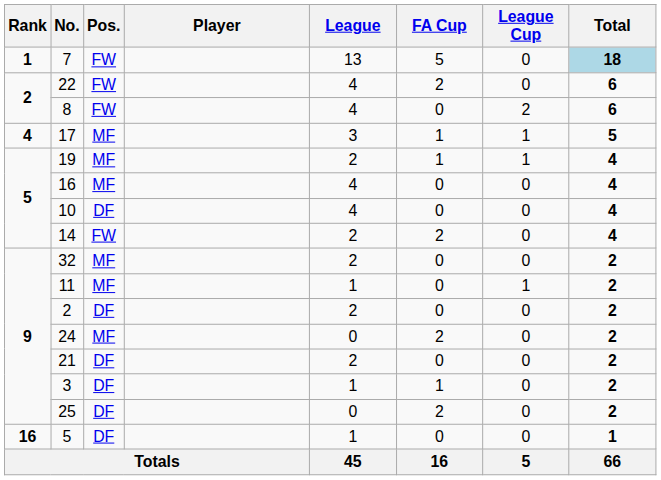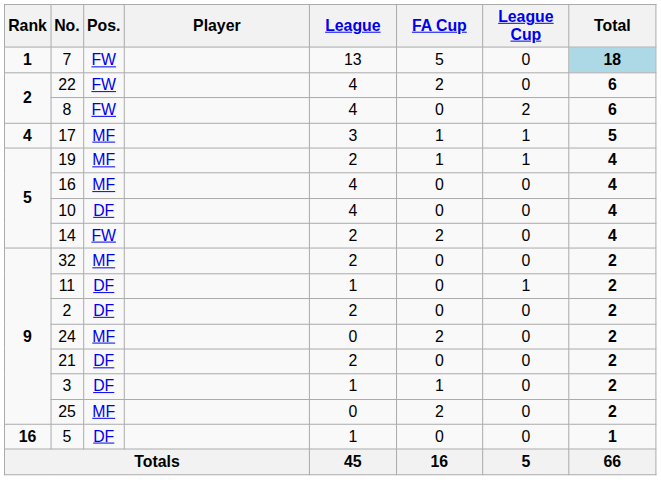(104, 286) MF -> (104, 286) DF
(104, 411) DF -> (104, 411) MF
